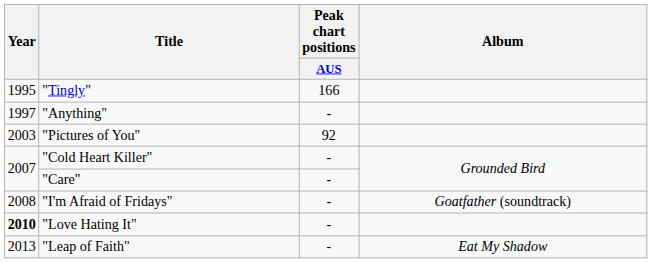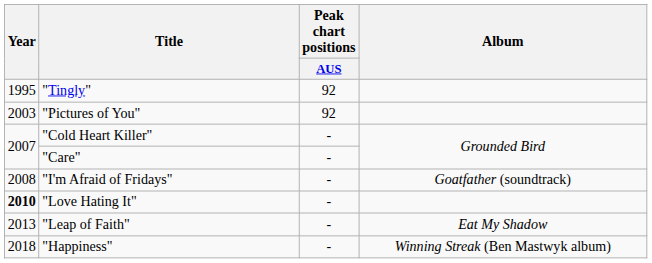(329, 90) 166 -> (329, 90) 92
- row: (75, 112)
+ row: (77, 246)
